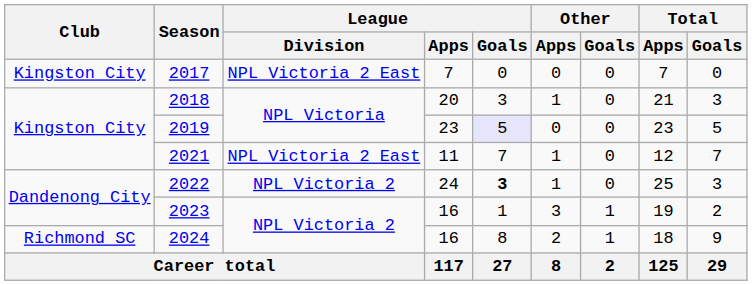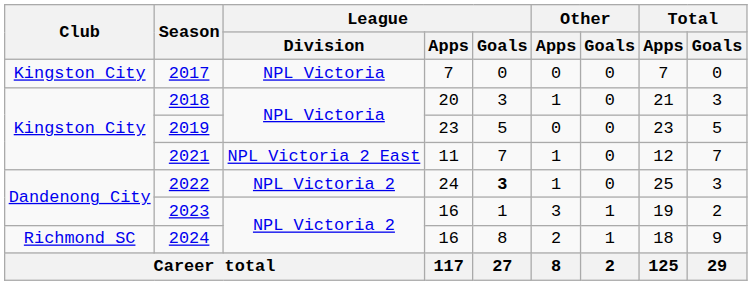(324, 74) NPL Victoria 2 East -> (324, 74) NPL Victoria
(502, 129) lavender background -> (502, 129) no background
